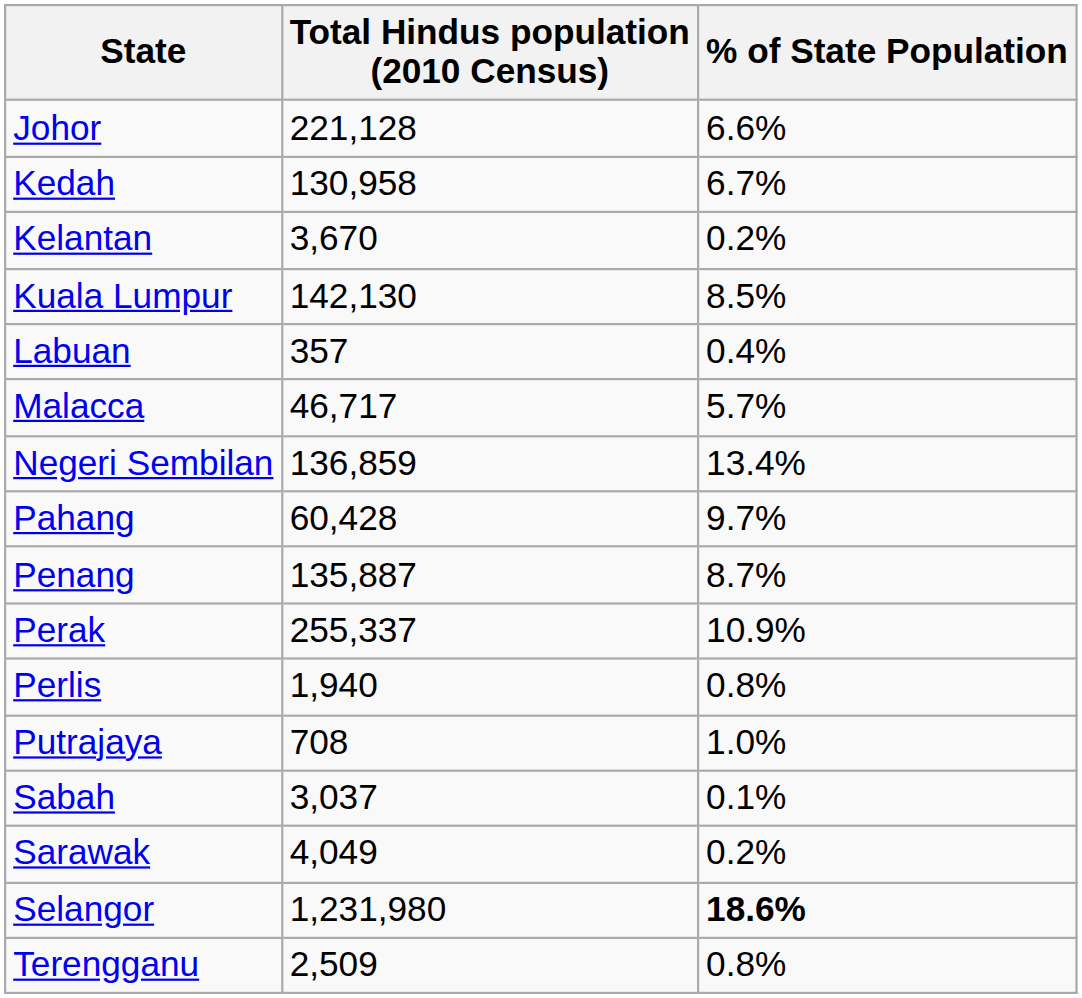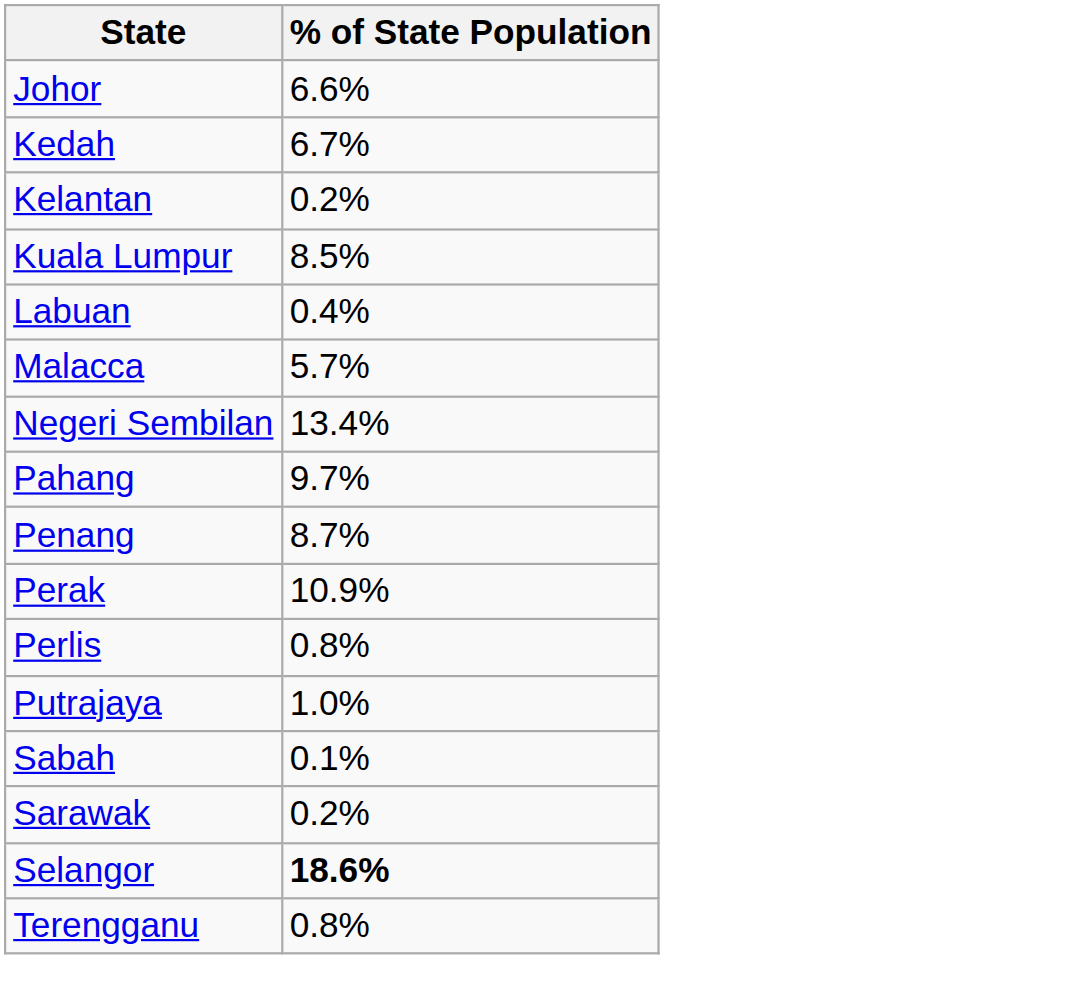- column: (490, 52)
